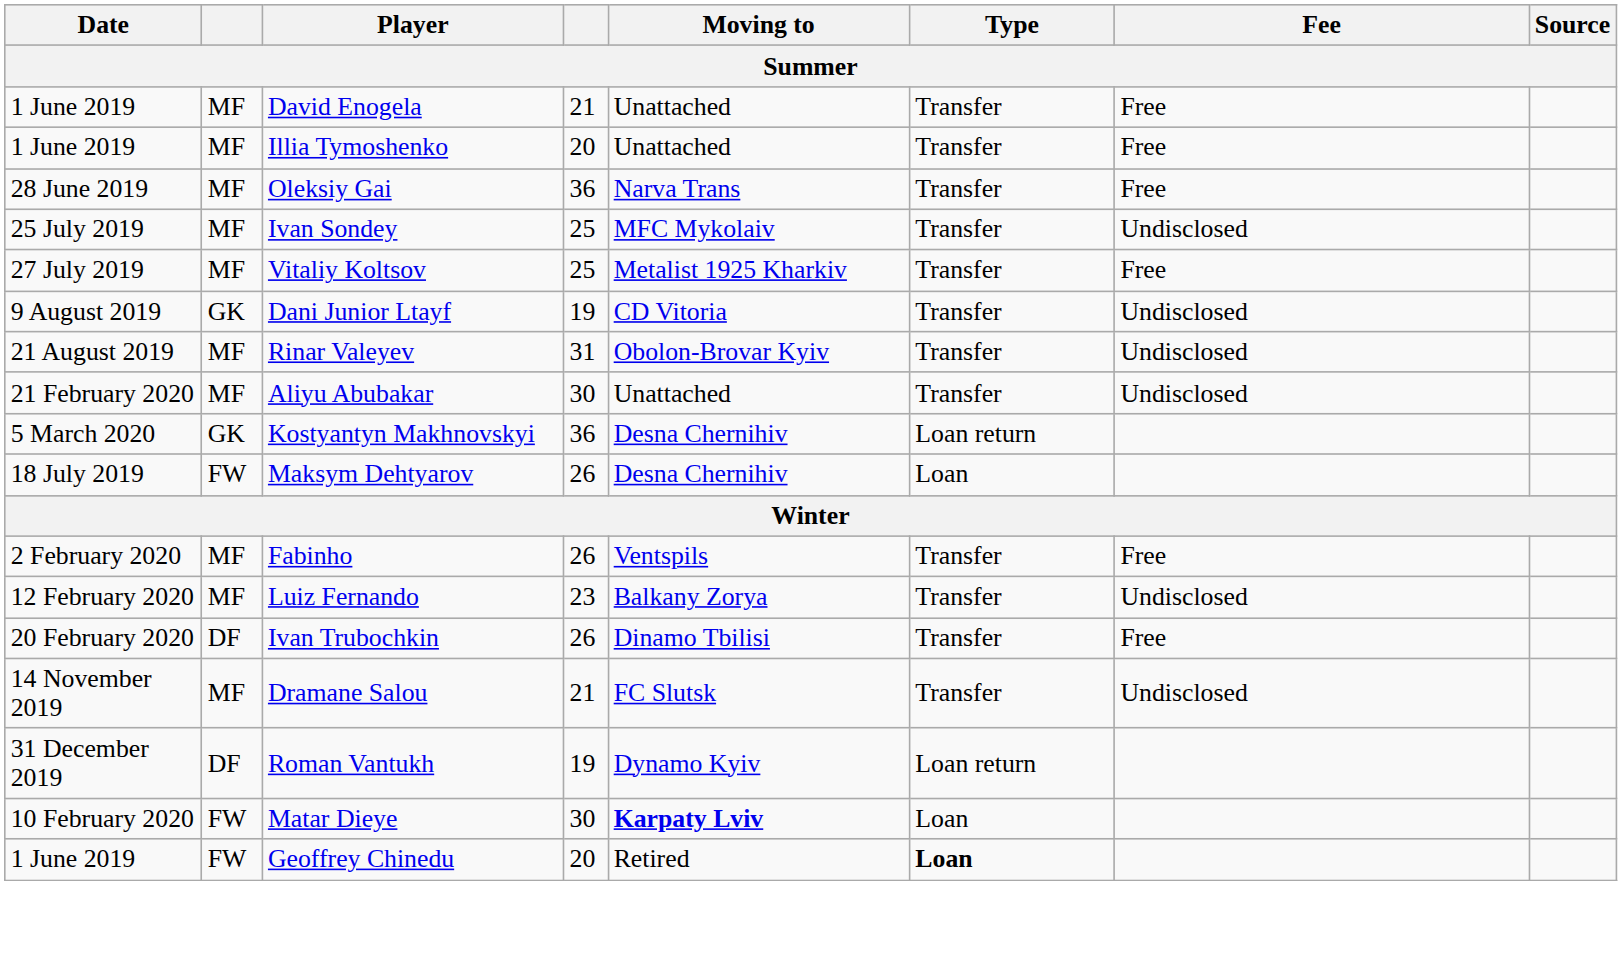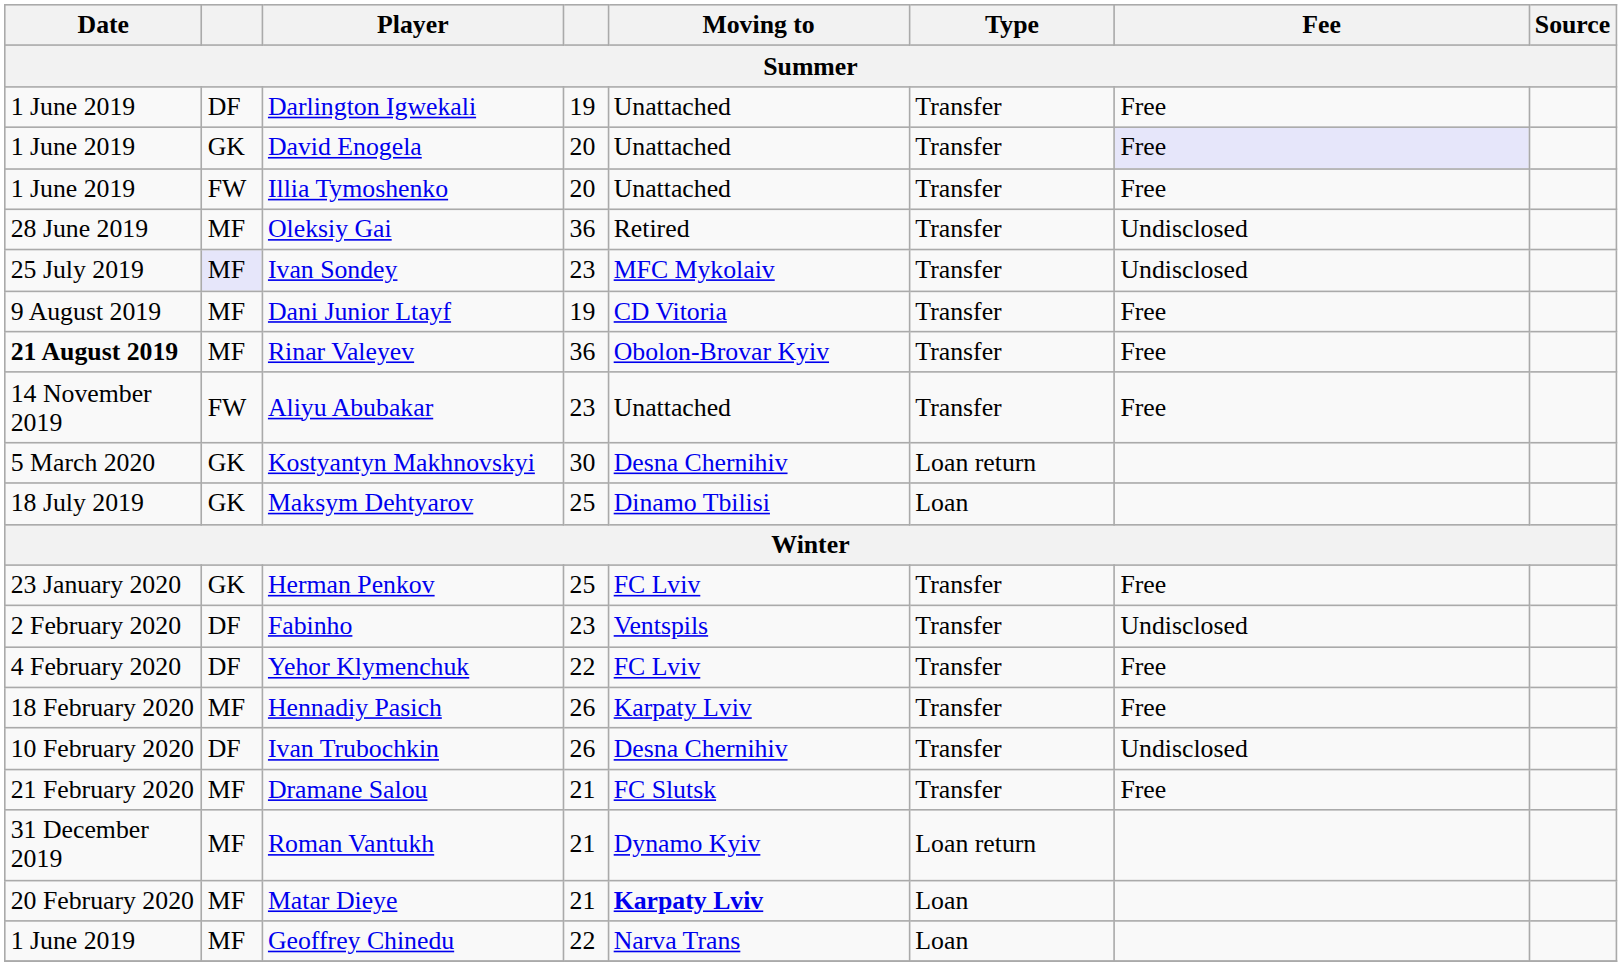+ row: (372, 106)
(226, 106) MF -> (226, 147) GK
(582, 106) 21 -> (582, 147) 20
(1143, 106) no background -> (1143, 147) lavender background
(226, 147) MF -> (227, 188) FW
(677, 188) Narva Trans -> (652, 229) Retired
(1143, 188) Free -> (1184, 229) Undisclosed
(226, 229) no background -> (226, 270) lavender background
(582, 229) 25 -> (582, 270) 23
- row: (347, 270)
(226, 310) GK -> (226, 310) MF
(1184, 310) Undisclosed -> (1143, 310) Free
(92, 351) normal -> (94, 351) bold
(582, 351) 31 -> (582, 351) 36
(1184, 351) Undisclosed -> (1143, 351) Free
(102, 392) 21 February 2020 -> (81, 407) 14 November 2019
(226, 392) MF -> (227, 407) FW
(582, 392) 30 -> (582, 407) 23
(1184, 392) Undisclosed -> (1143, 407) Free
(582, 433) 36 -> (582, 462) 30
(227, 474) FW -> (226, 503) GK
(582, 474) 26 -> (582, 503) 25
(701, 474) Desna Chernihiv -> (692, 503) Dinamo Tbilisi
+ row: (351, 585)
(226, 556) MF -> (224, 625) DF
(582, 556) 26 -> (582, 625) 23
(1143, 556) Free -> (1184, 625) Undisclosed
+ row: (369, 666)
- row: (343, 596)
+ row: (355, 707)
(102, 637) 20 February 2020 -> (102, 748) 10 February 2020
(692, 637) Dinamo Tbilisi -> (701, 748) Desna Chernihiv
(1143, 637) Free -> (1184, 748) Undisclosed
(81, 693) 14 November 2019 -> (102, 789) 21 February 2020
(1184, 693) Undisclosed -> (1143, 789) Free
(224, 762) DF -> (226, 844) MF
(582, 762) 19 -> (582, 844) 21
(102, 818) 10 February 2020 -> (102, 899) 20 February 2020
(227, 818) FW -> (226, 899) MF
(582, 818) 30 -> (582, 899) 21
(227, 859) FW -> (226, 940) MF
(582, 859) 20 -> (582, 940) 22
(652, 859) Retired -> (677, 940) Narva Trans
(944, 859) bold -> (942, 940) normal
